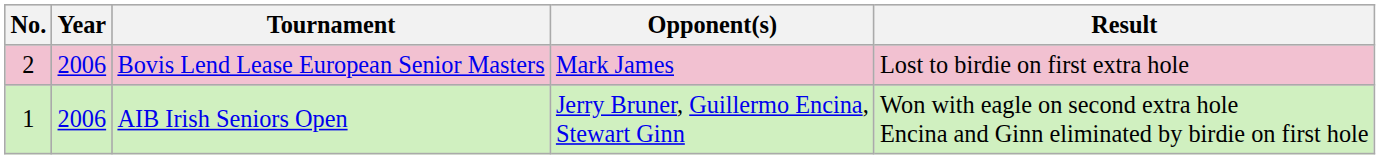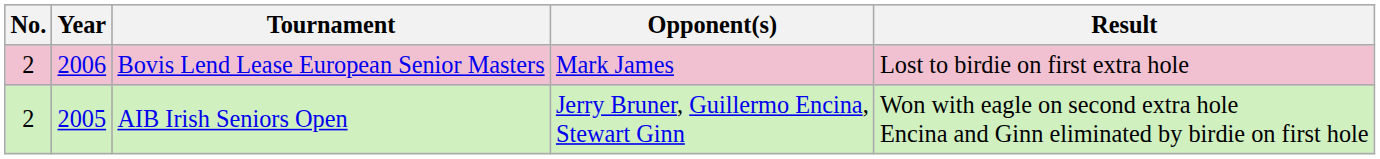(28, 119) 1 -> (28, 119) 2
(82, 119) 2006 -> (82, 119) 2005
